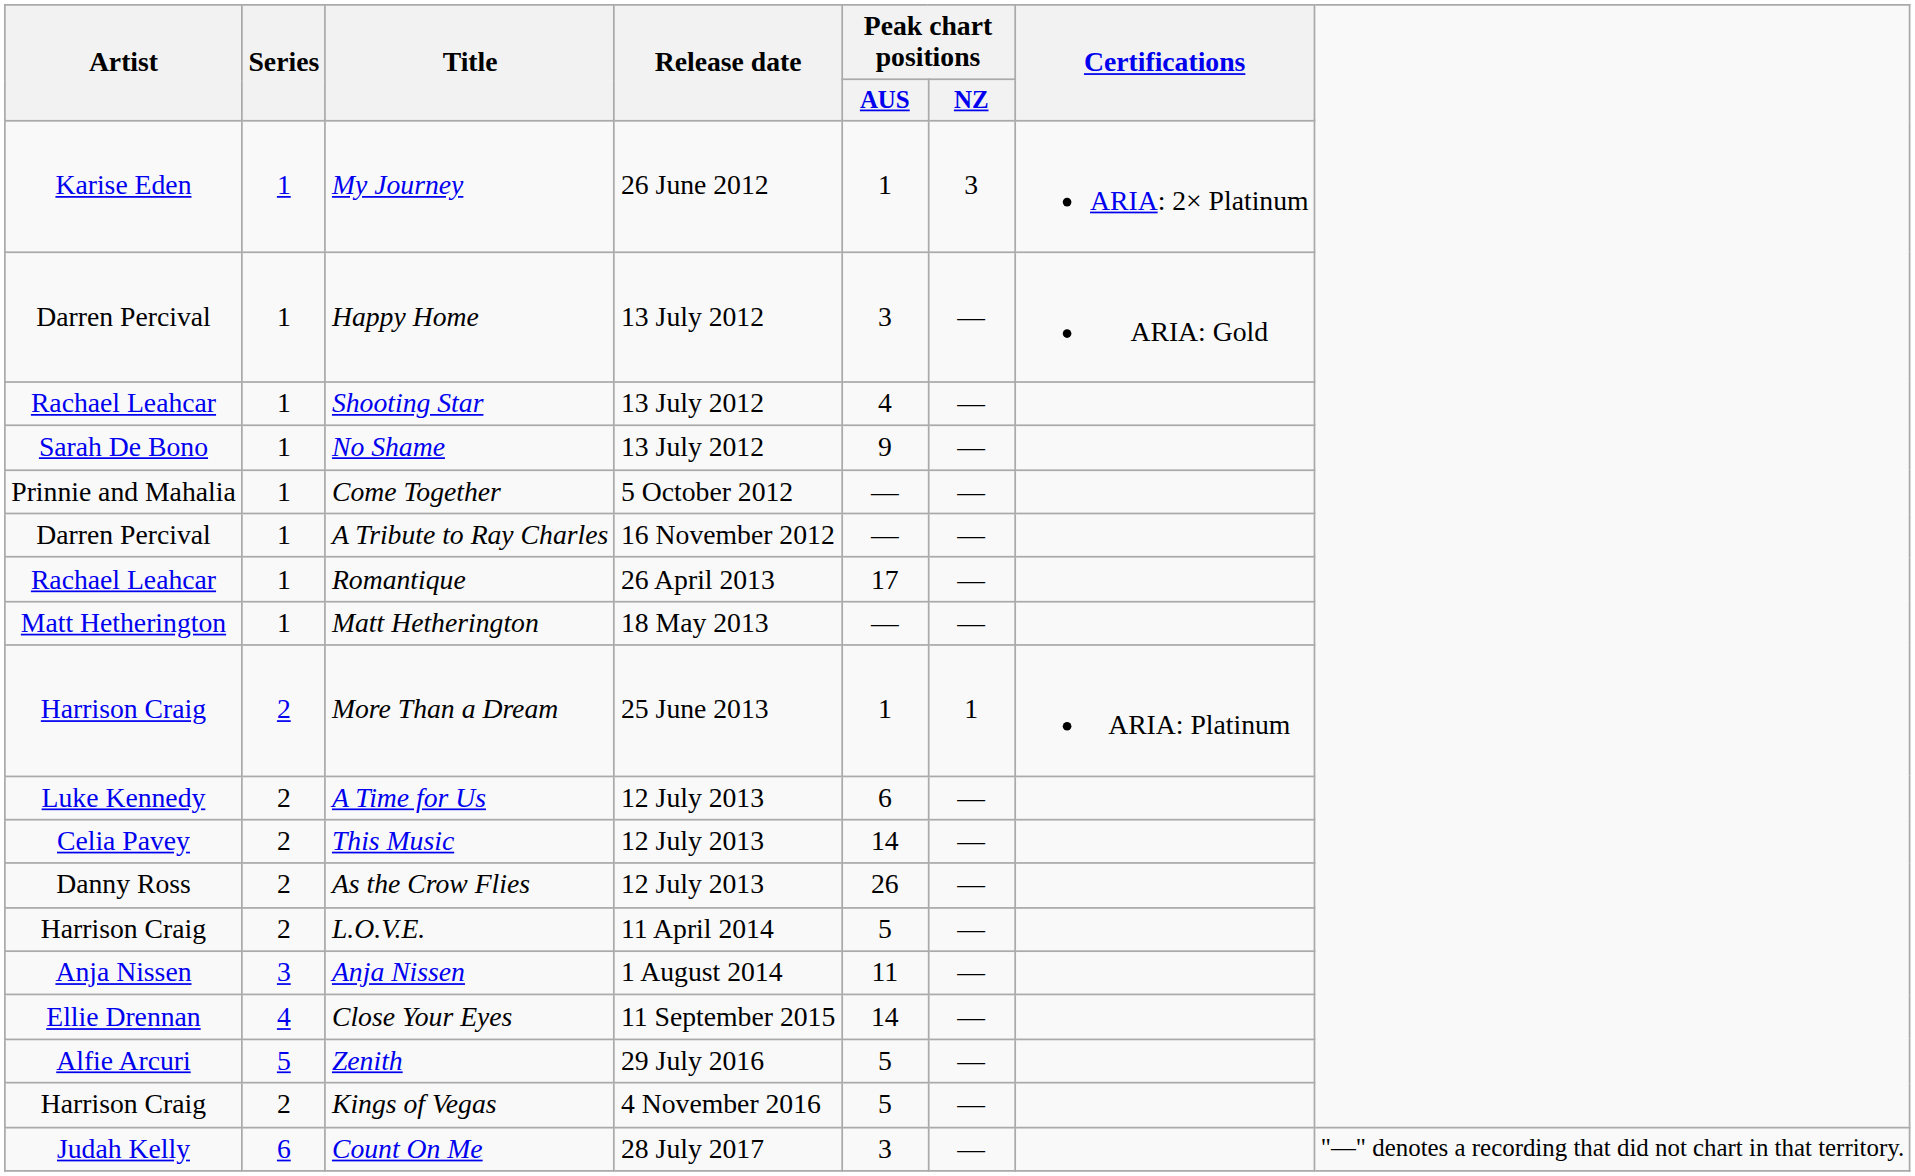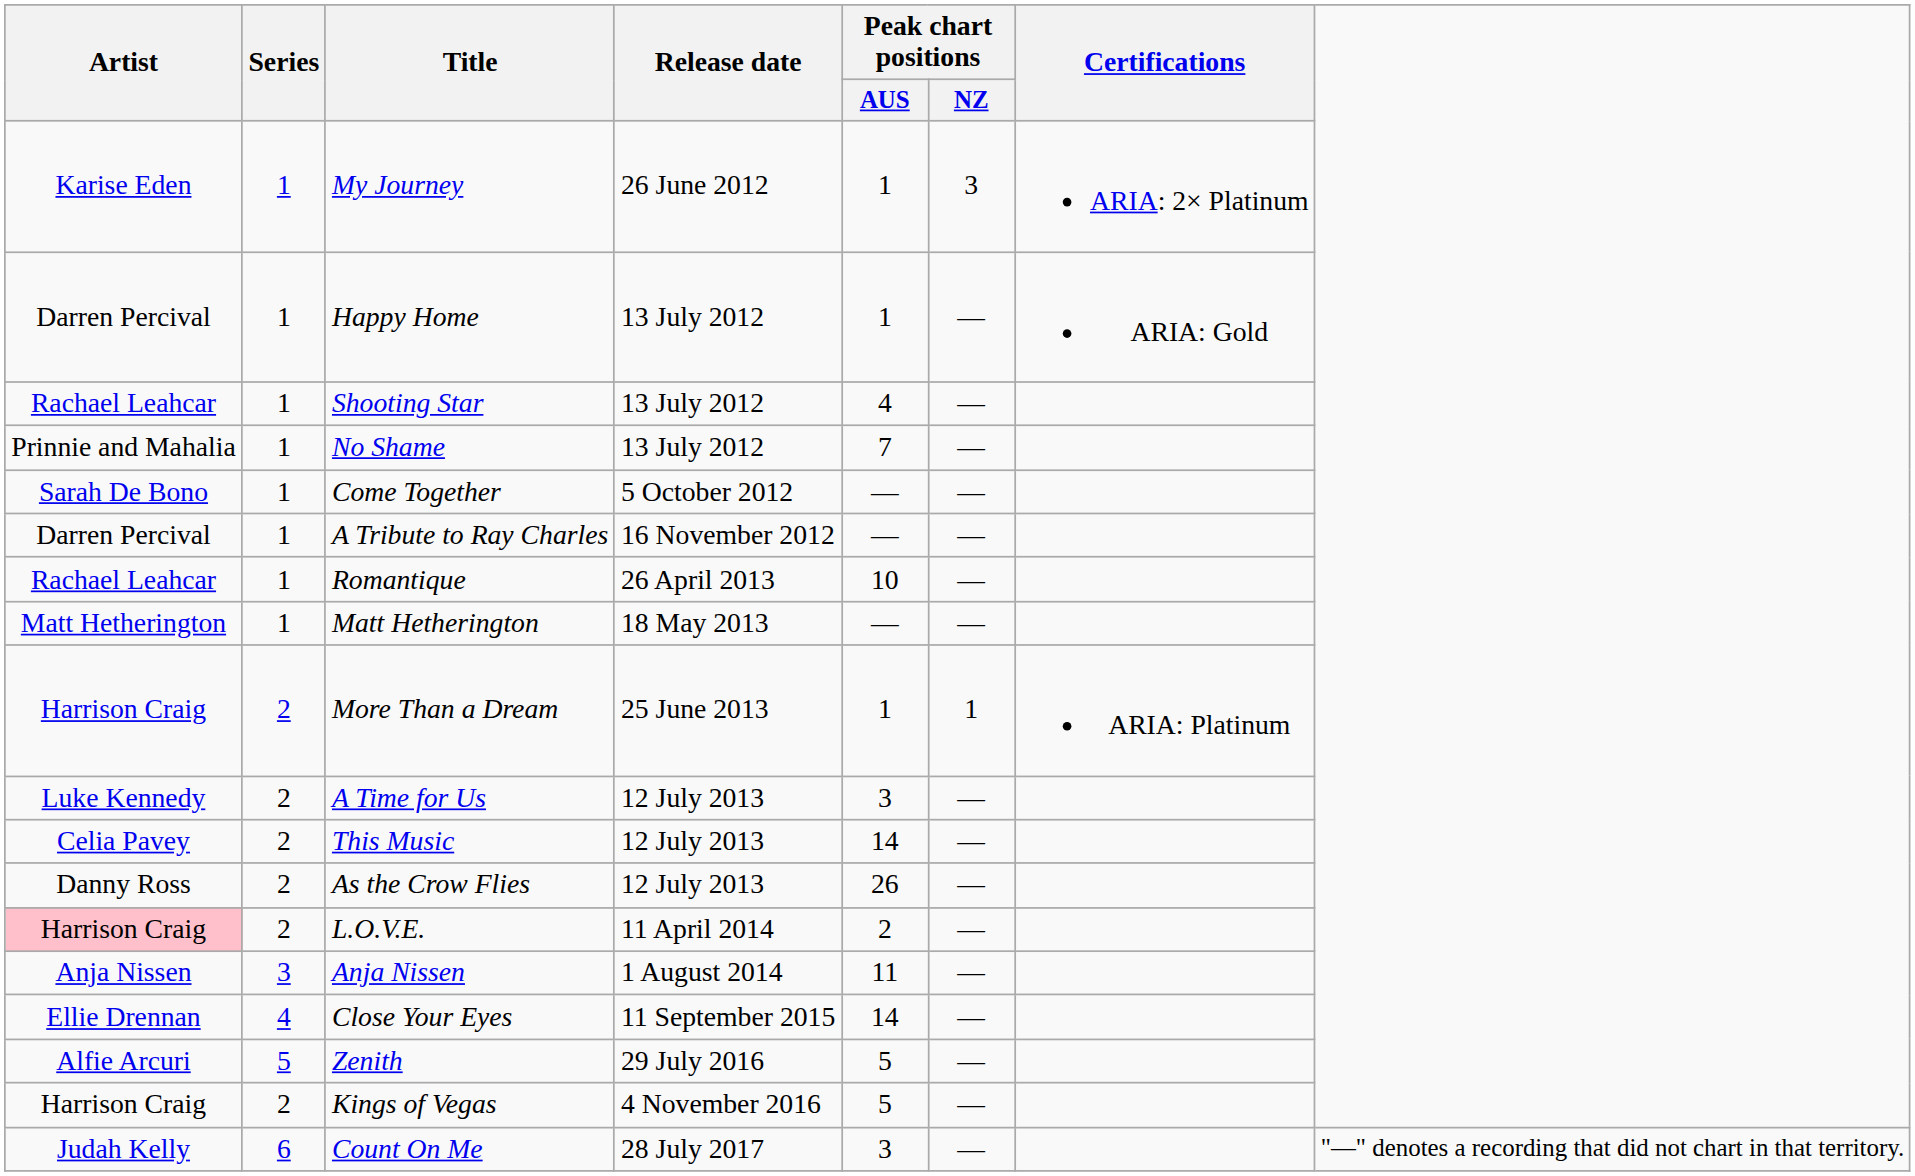(885, 316) 3 -> (885, 316) 1
(123, 447) Sarah De Bono -> (123, 447) Prinnie and Mahalia
(885, 447) 9 -> (885, 447) 7
(123, 491) Prinnie and Mahalia -> (123, 491) Sarah De Bono
(885, 578) 17 -> (885, 578) 10
(885, 797) 6 -> (885, 797) 3
(123, 928) no background -> (123, 928) pink background
(885, 928) 5 -> (885, 928) 2
